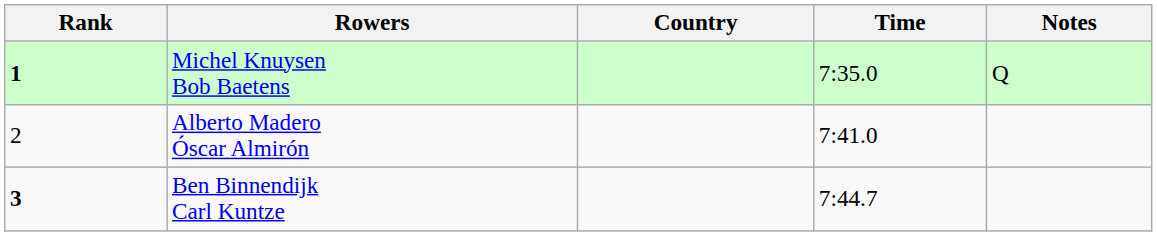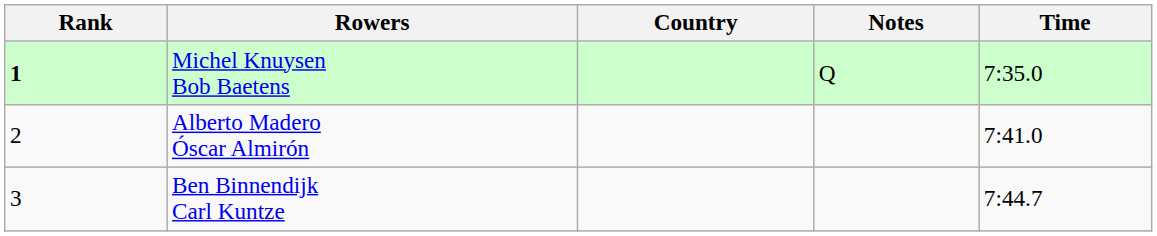columns swapped: (900, 22) <-> (1069, 22)
(16, 198) bold -> (16, 198) normal
